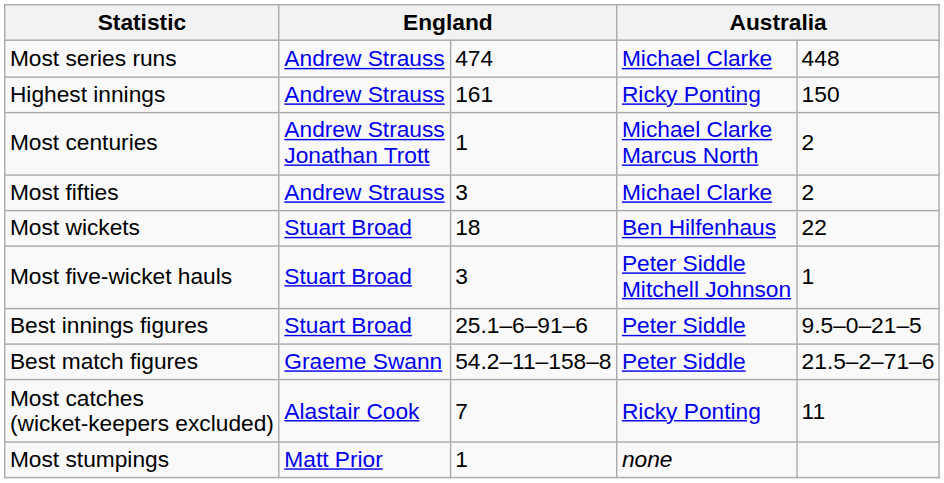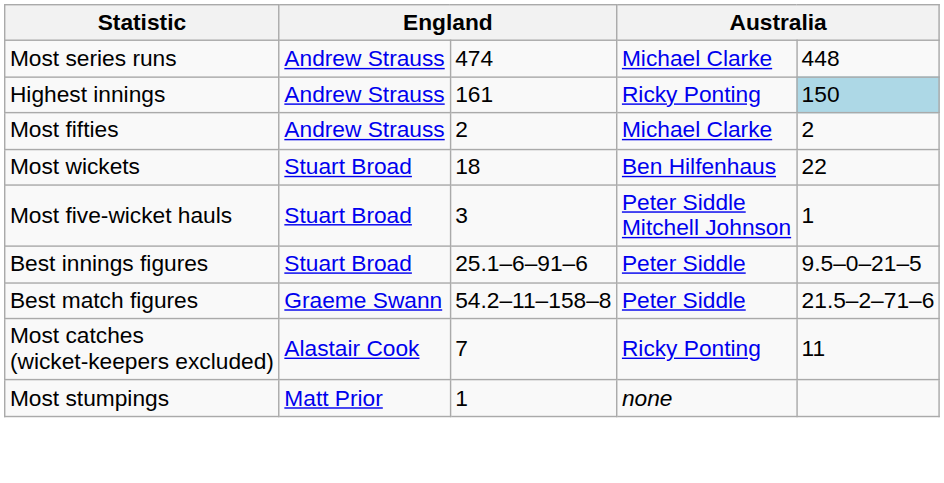(821, 94) no background -> (821, 94) lightblue background
- row: (84, 143)
(462, 192) 3 -> (462, 130) 2
